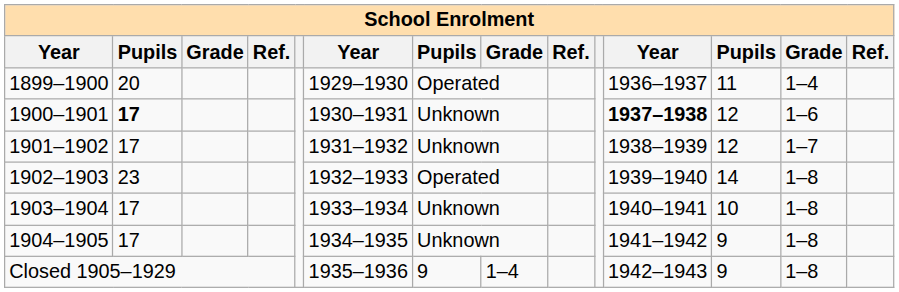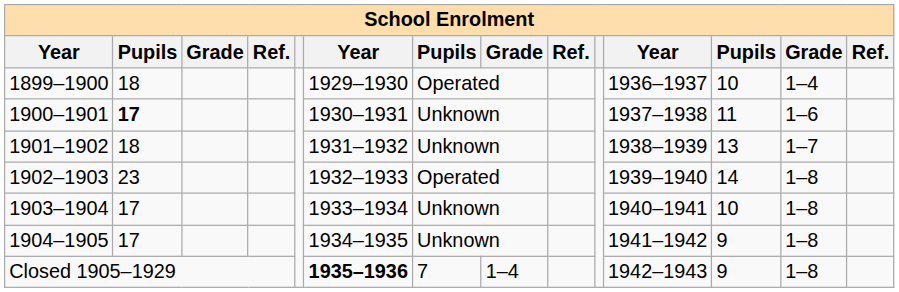(129, 83) 20 -> (129, 83) 18
(727, 83) 11 -> (728, 83) 10
(658, 114) bold -> (658, 114) normal
(728, 114) 12 -> (727, 114) 11
(129, 146) 17 -> (129, 146) 18
(728, 146) 12 -> (728, 146) 13
(358, 271) normal -> (358, 271) bold
(423, 271) 9 -> (423, 271) 7
